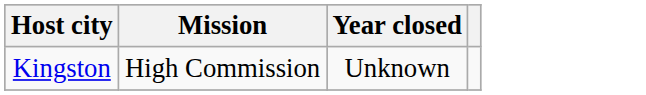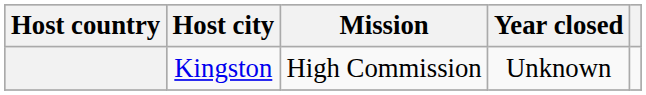+ column: (86, 25)
